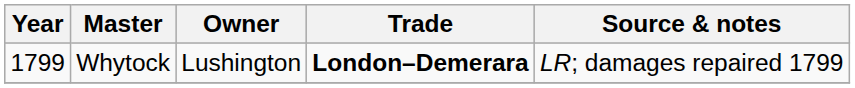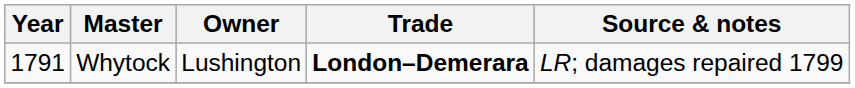(38, 62) 1799 -> (38, 62) 1791
